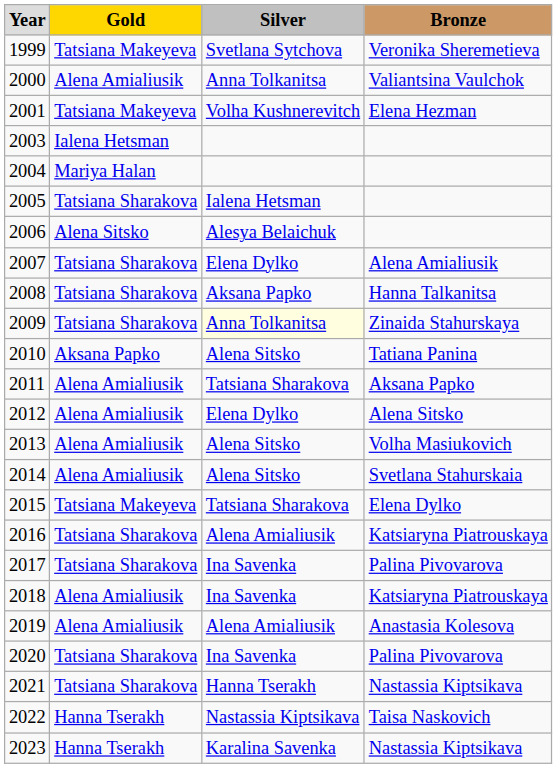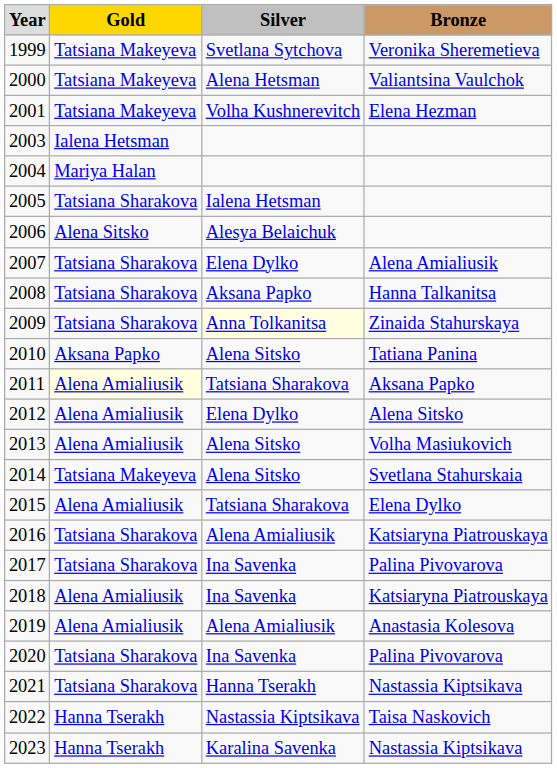(119, 80) Alena Amialiusik -> (125, 80) Tatsiana Makeyeva
(266, 80) Anna Tolkanitsa -> (263, 80) Alena Hetsman
(119, 383) no background -> (119, 383) lightyellow background
(119, 474) Alena Amialiusik -> (125, 474) Tatsiana Makeyeva
(125, 505) Tatsiana Makeyeva -> (119, 505) Alena Amialiusik
